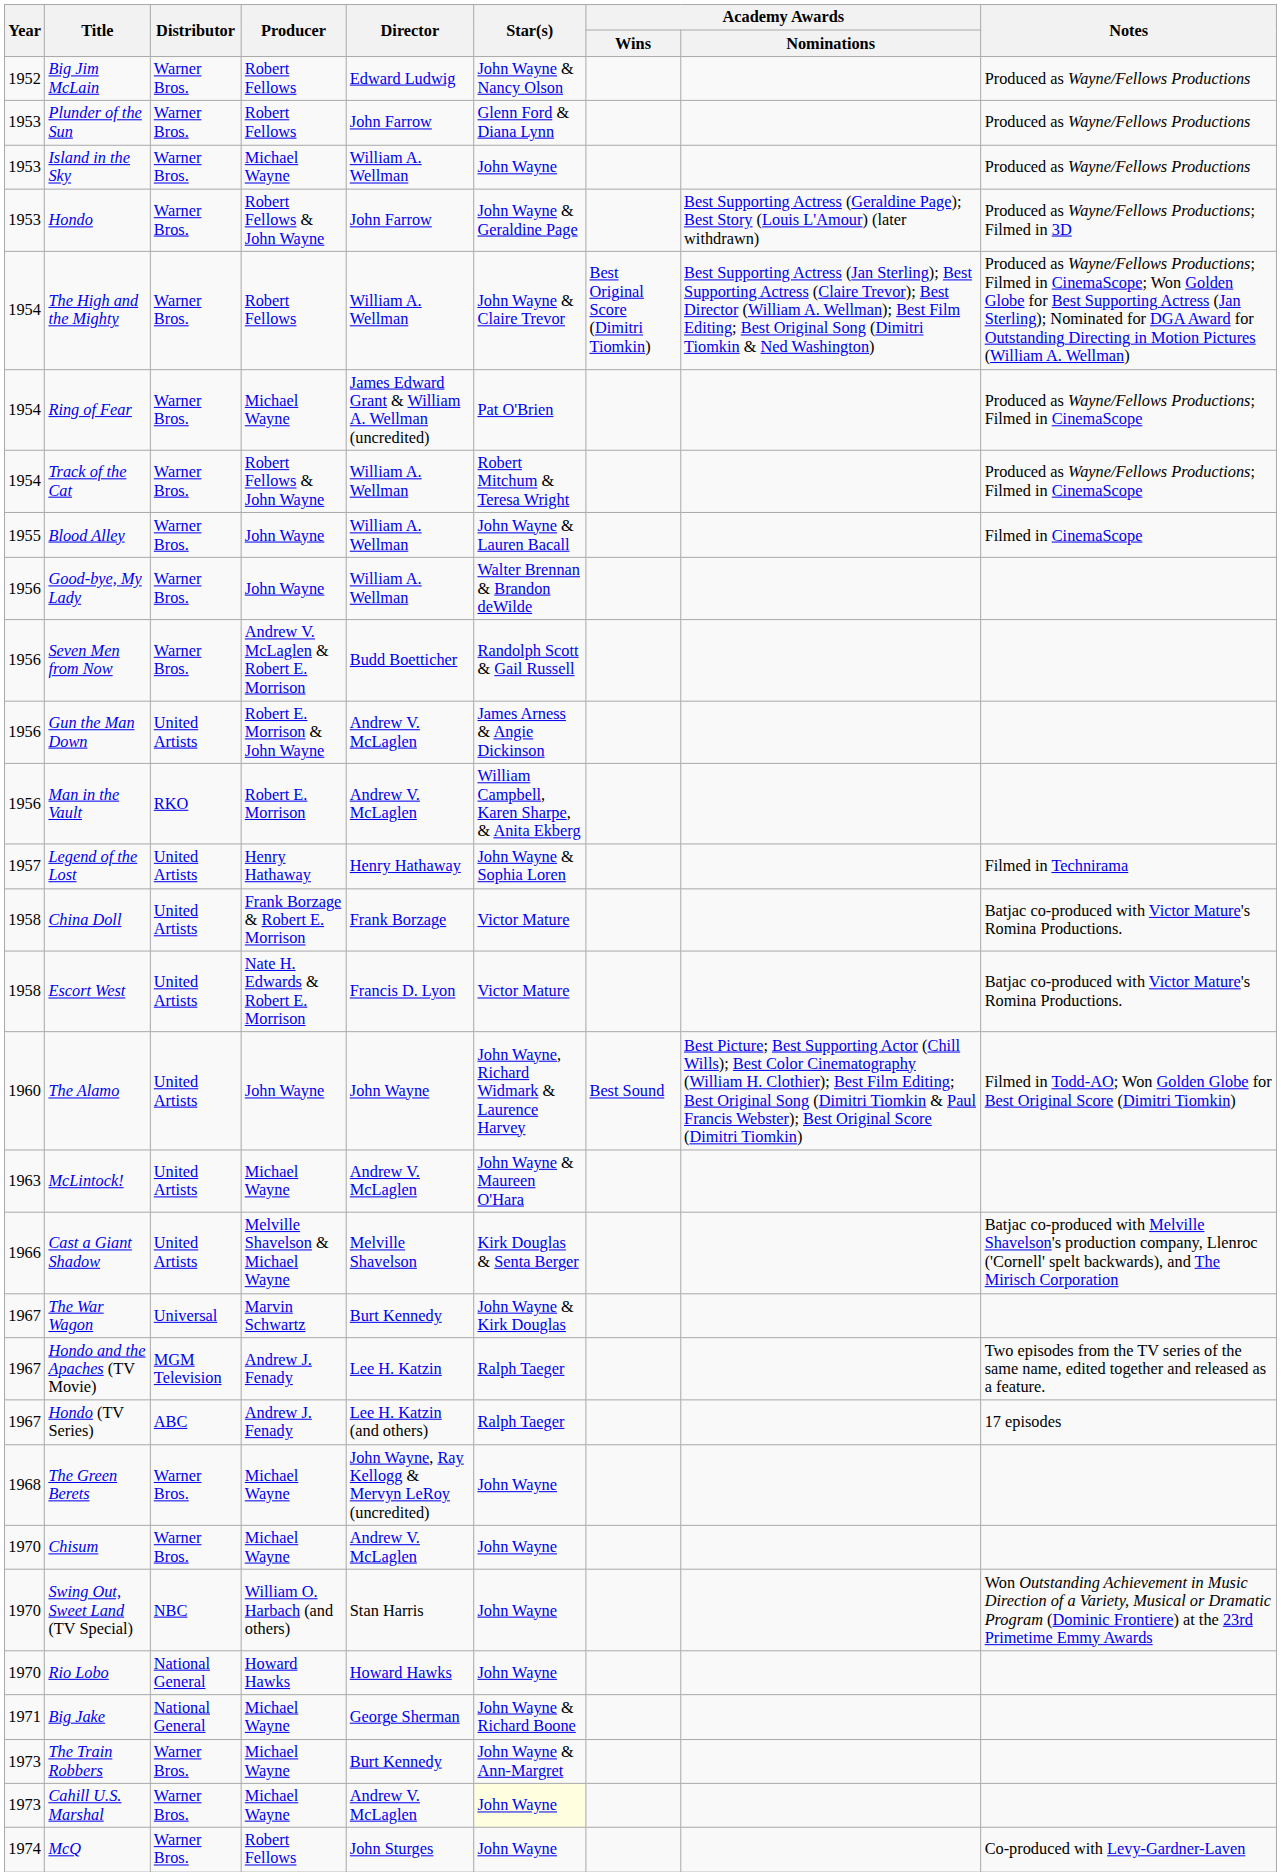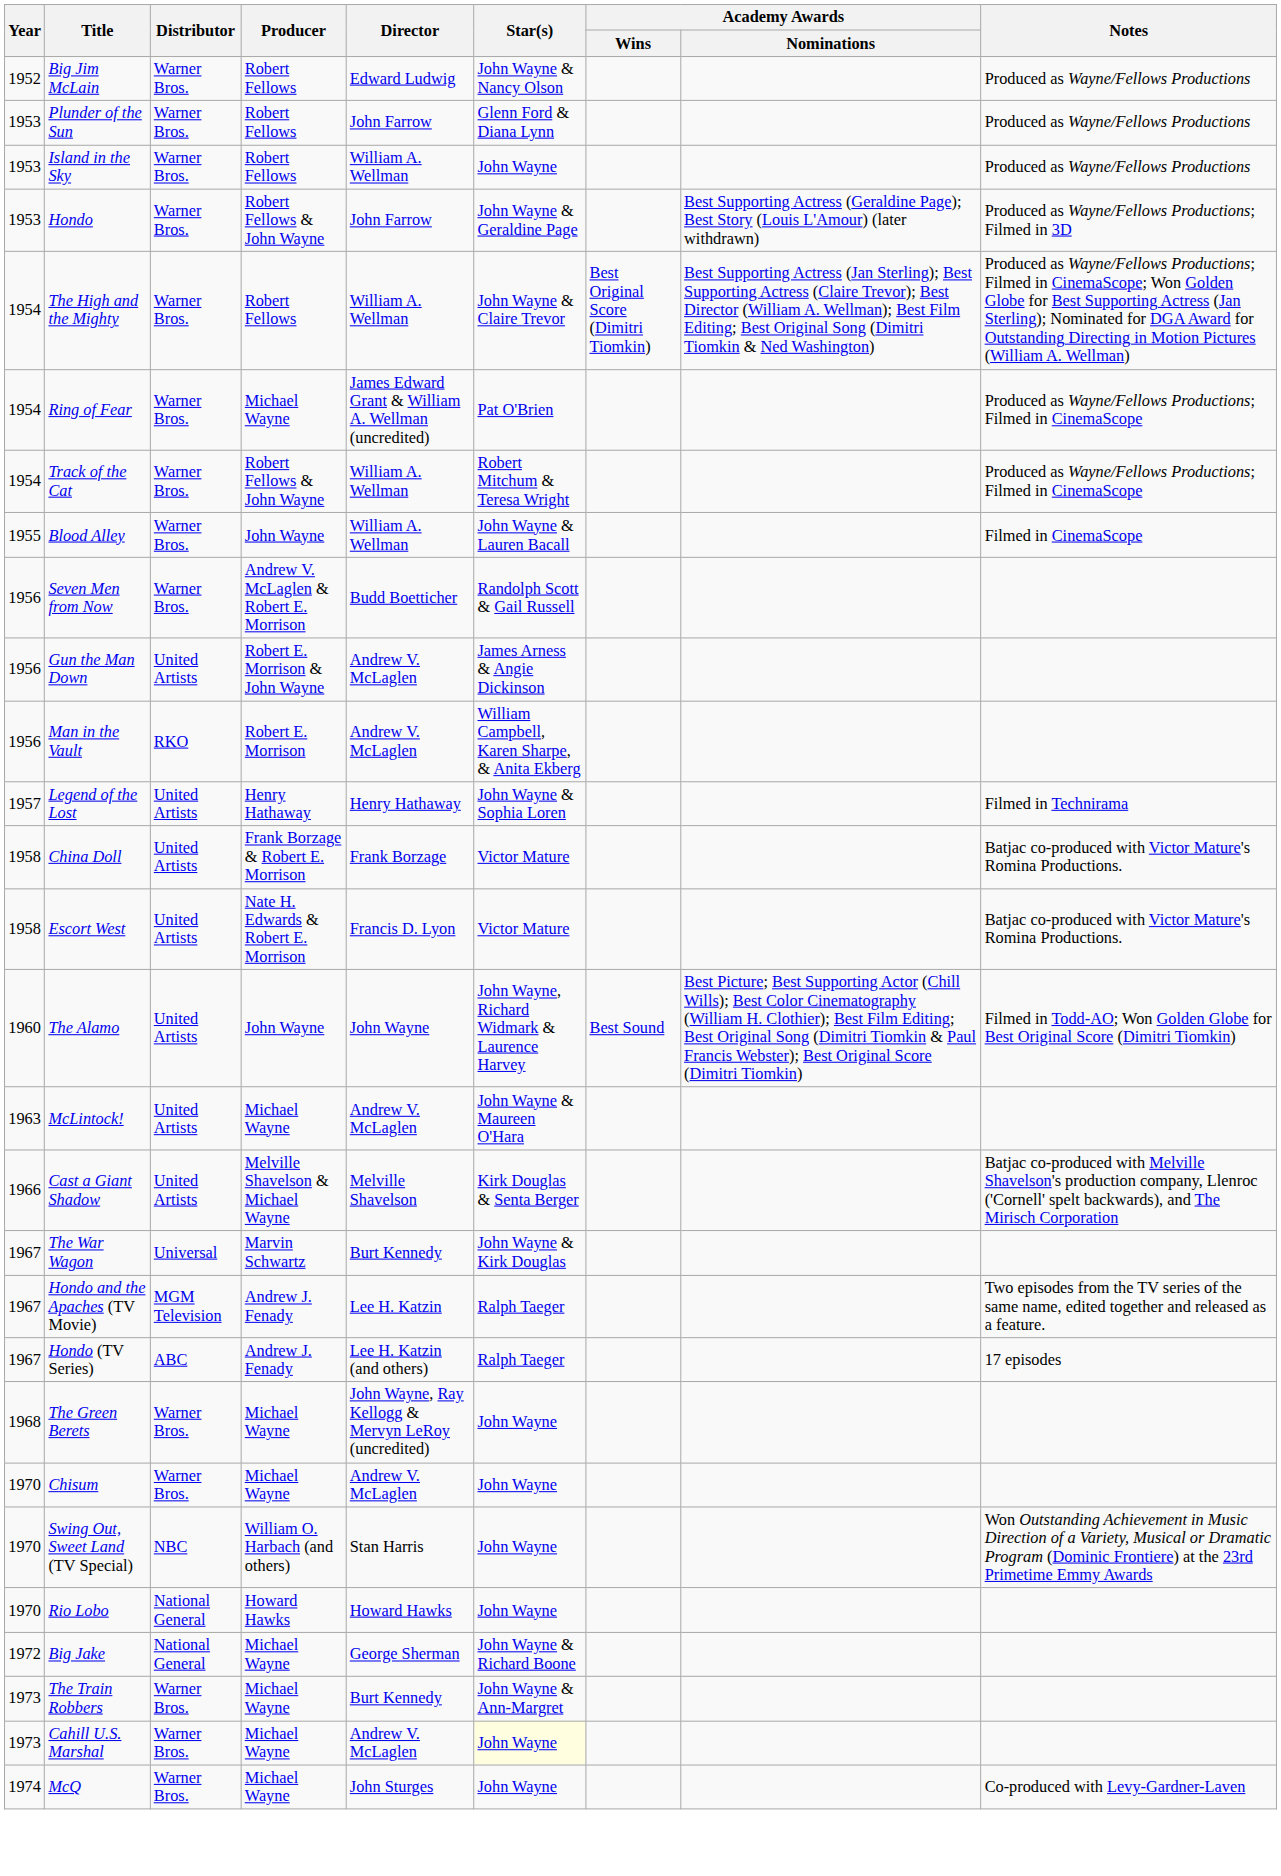(272, 166) Michael Wayne -> (271, 166) Robert Fellows
- row: (95, 588)
(25, 1716) 1971 -> (25, 1654) 1972
(271, 1849) Robert Fellows -> (272, 1787) Michael Wayne
